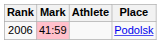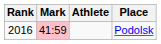(20, 30) 2006 -> (20, 30) 2016
